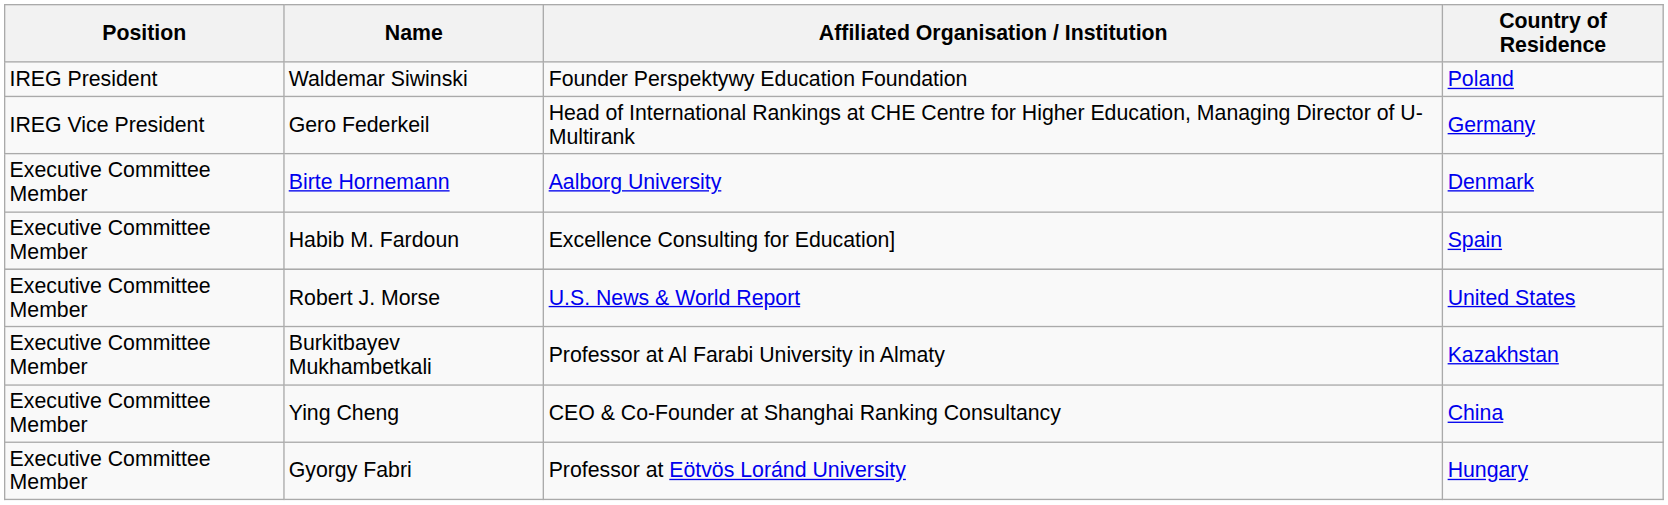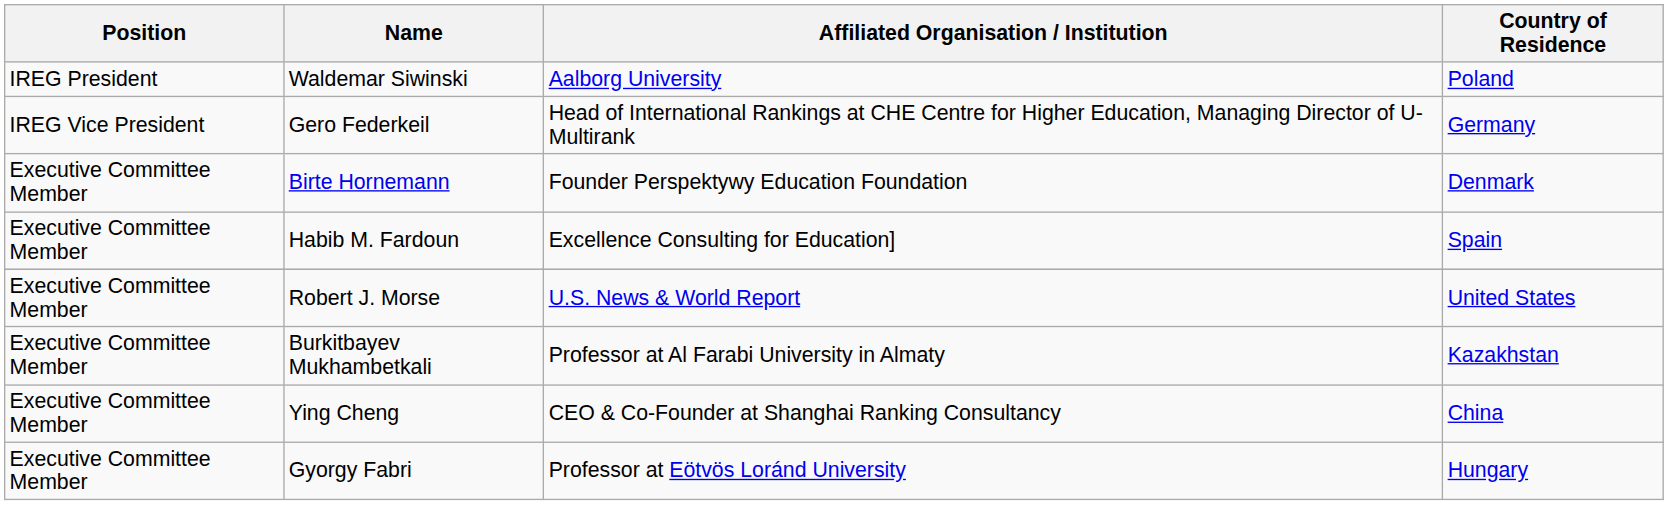(758, 79) Founder Perspektywy Education Foundation -> (635, 79) Aalborg University
(635, 182) Aalborg University -> (758, 182) Founder Perspektywy Education Foundation
